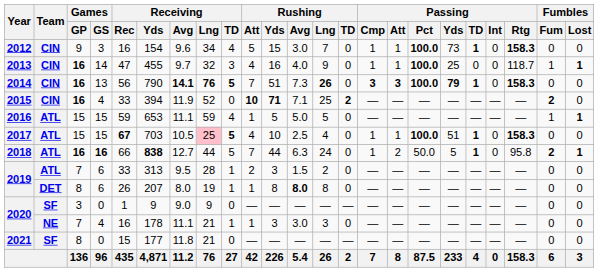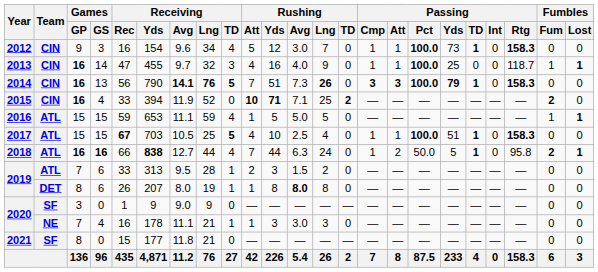(275, 48) 15 -> (275, 48) 12
(209, 135) pink background -> (209, 135) no background
(232, 153) 5 -> (232, 153) 4
